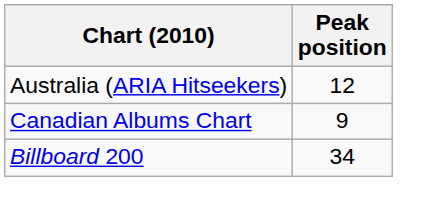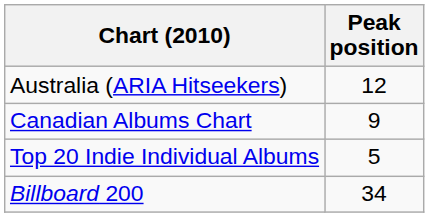+ row: (165, 157)
